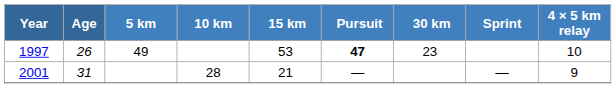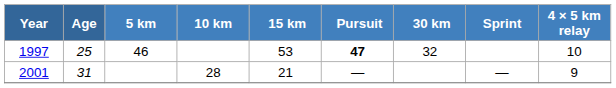(84, 51) 26 -> (84, 51) 25
(141, 51) 49 -> (141, 51) 46
(430, 51) 23 -> (430, 51) 32
